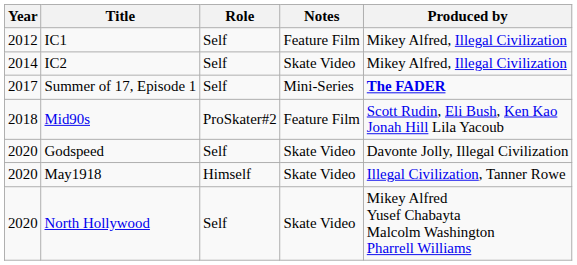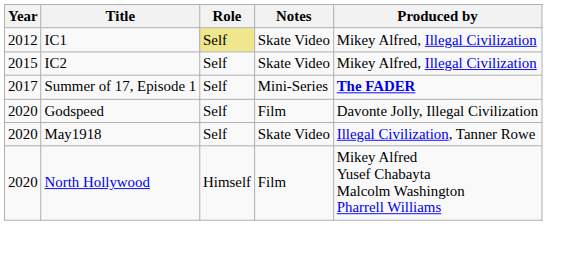(215, 39) no background -> (215, 39) khaki background
(322, 39) Feature Film -> (294, 39) Skate Video
(23, 63) 2014 -> (23, 63) 2015
- row: (67, 119)
(319, 151) Skate Video -> (272, 110) Film
(227, 174) Himself -> (215, 134) Self
(215, 223) Self -> (227, 183) Himself
(319, 223) Skate Video -> (272, 183) Film
